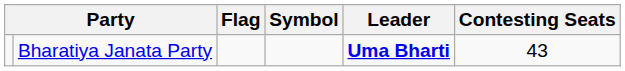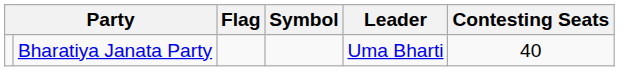(399, 50) bold -> (396, 50) normal
(537, 50) 43 -> (531, 50) 40
